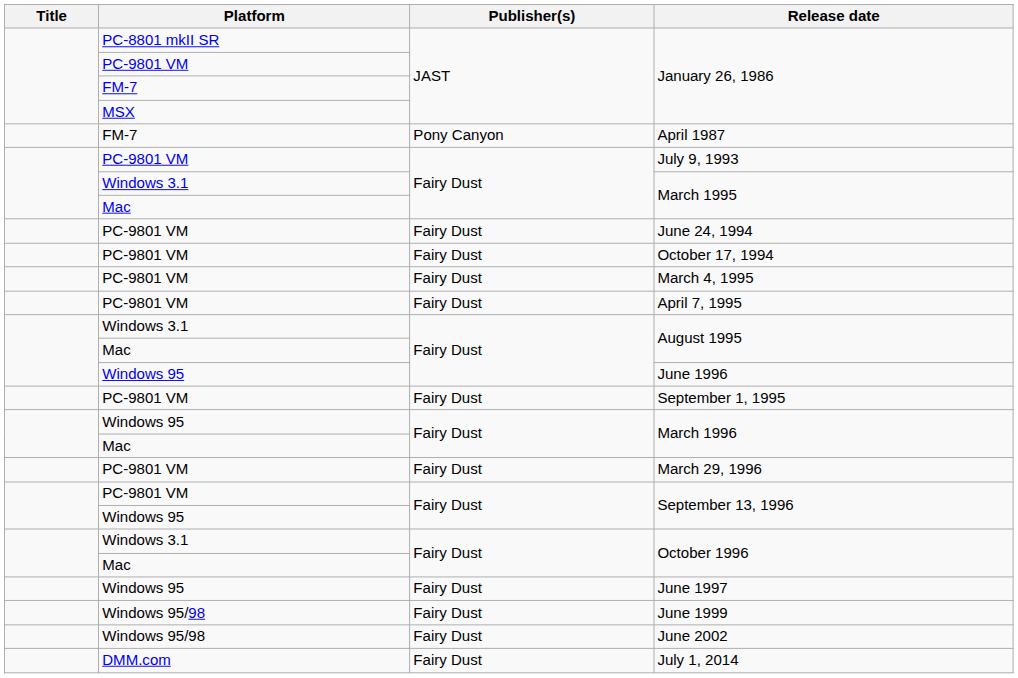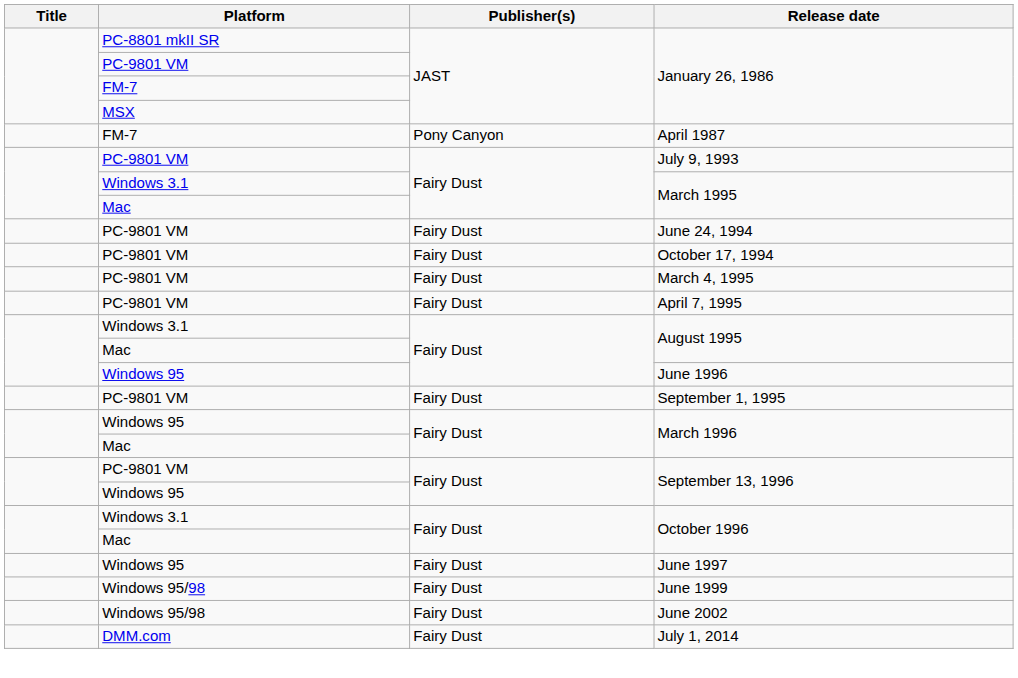- row: (145, 469)
